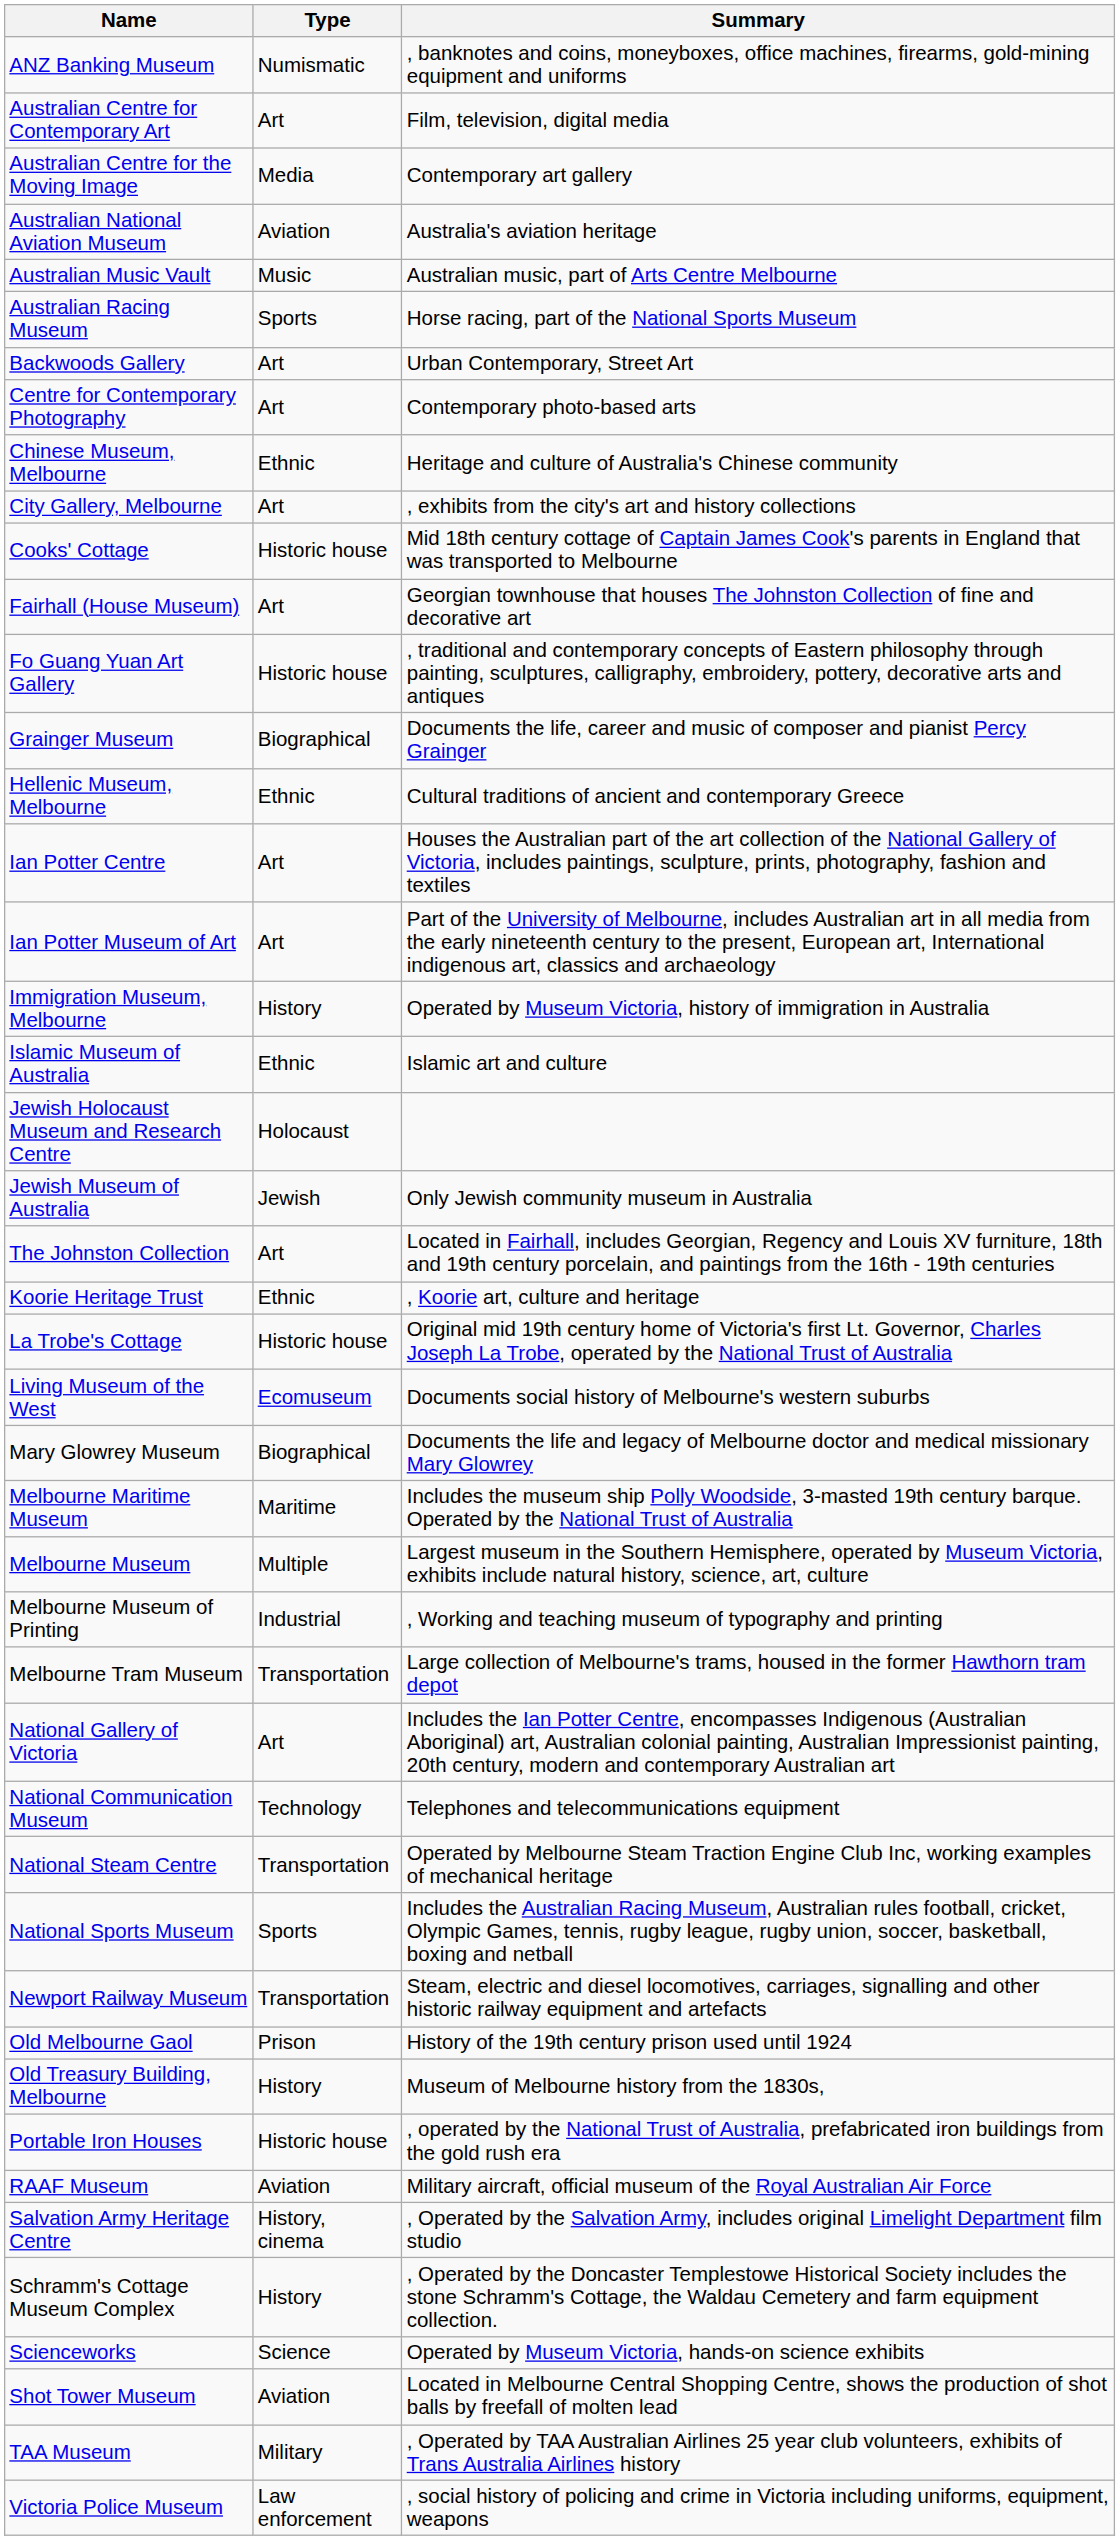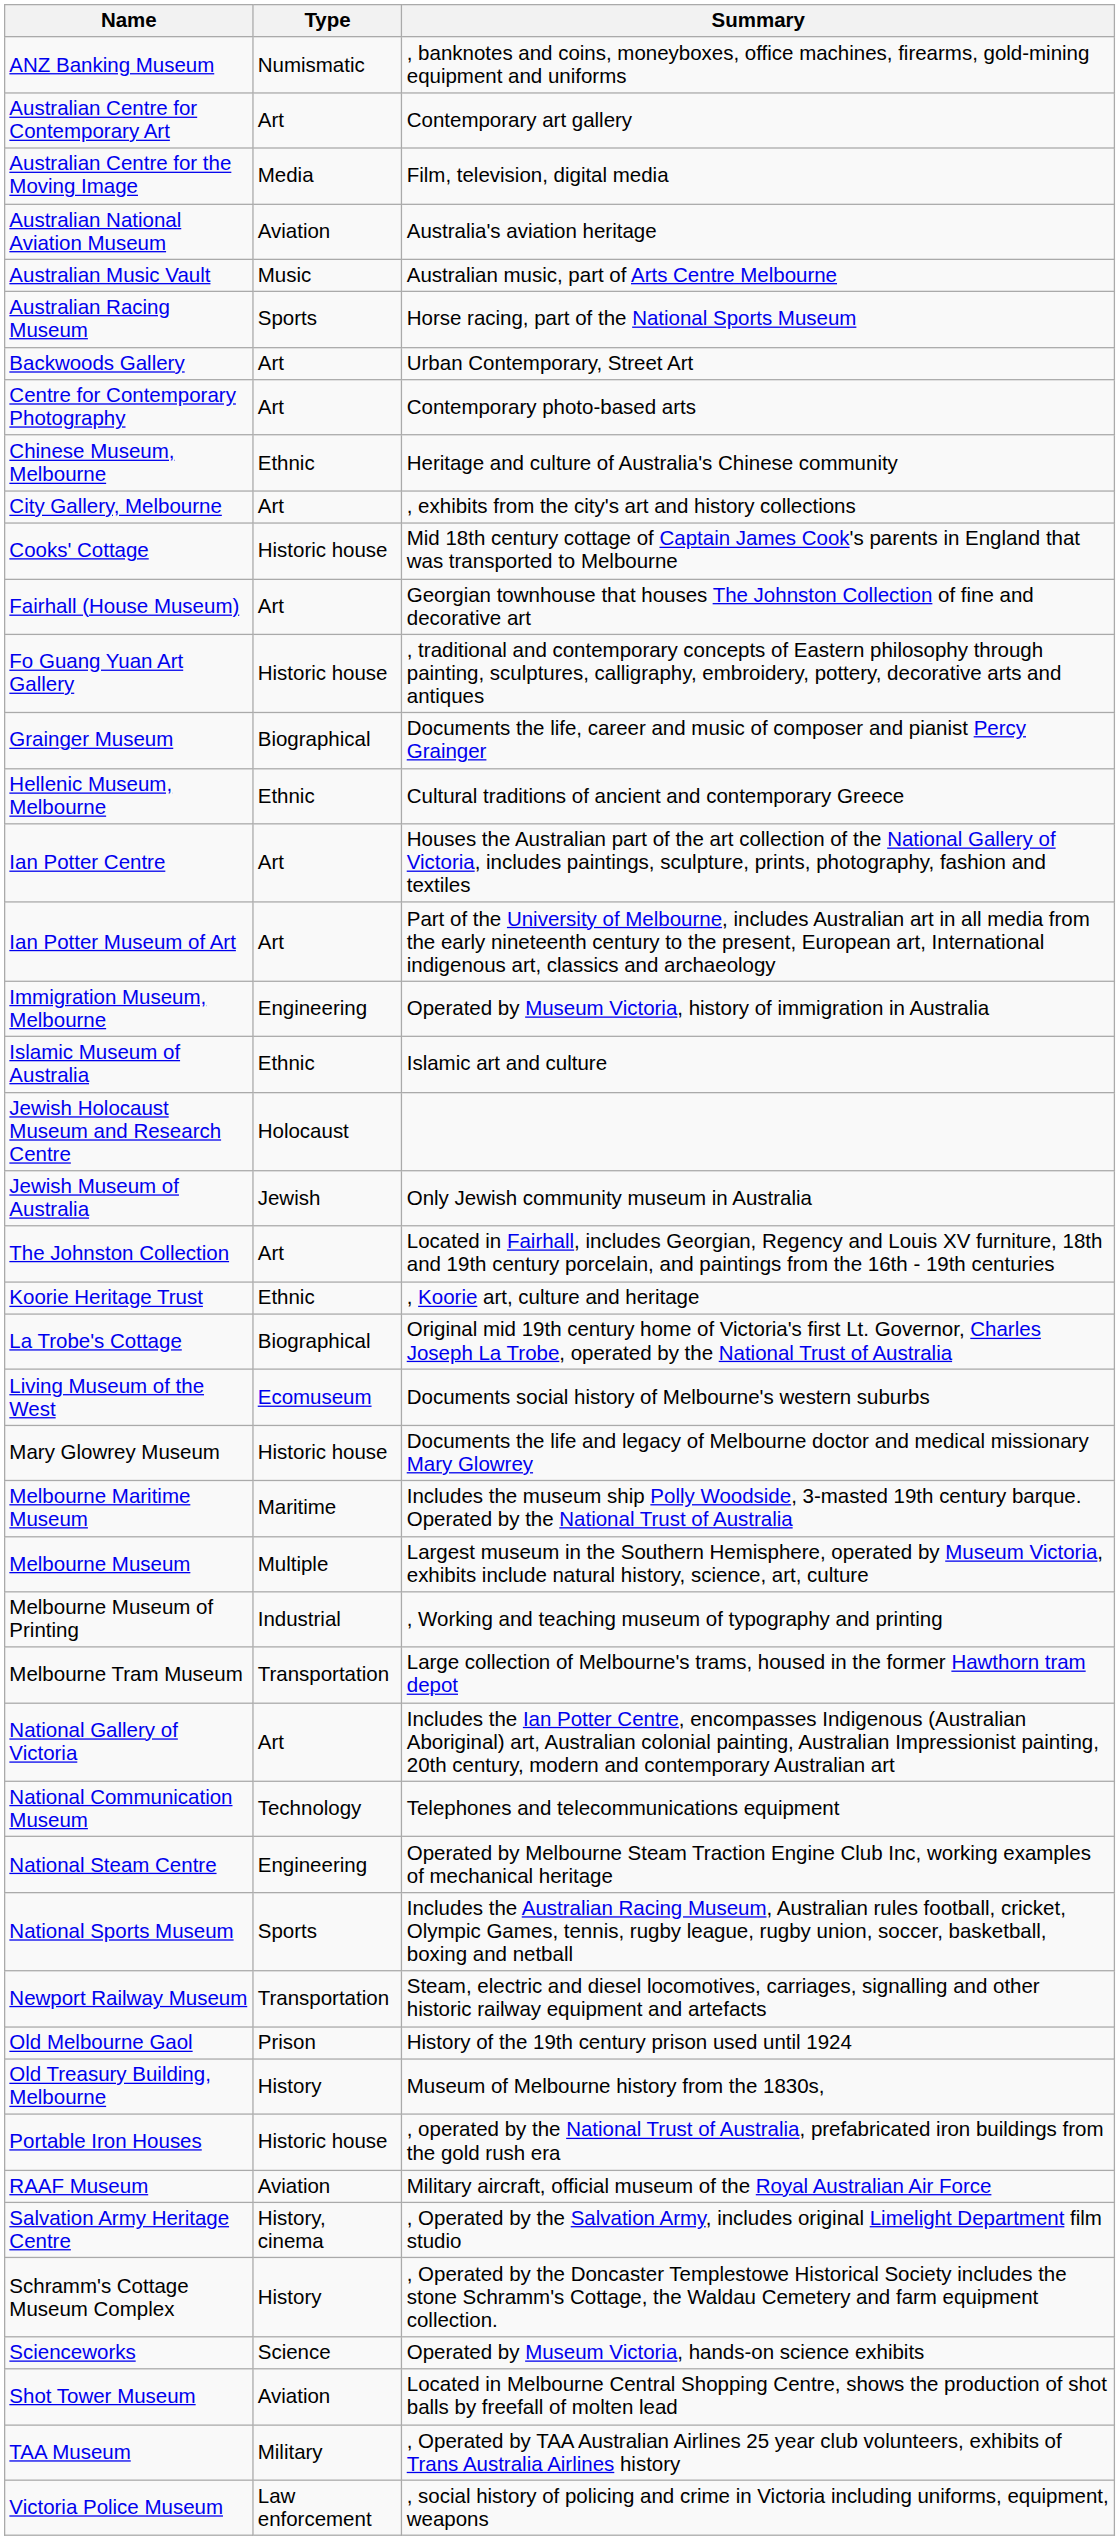(538, 120) Film, television, digital media -> (519, 120) Contemporary art gallery
(519, 175) Contemporary art gallery -> (538, 175) Film, television, digital media
(290, 1008) History -> (312, 1008) Engineering
(323, 1341) Historic house -> (314, 1341) Biographical
(314, 1452) Biographical -> (323, 1452) Historic house
(323, 1864) Transportation -> (312, 1864) Engineering
